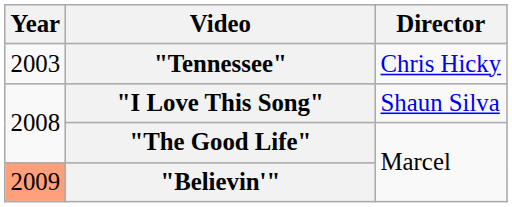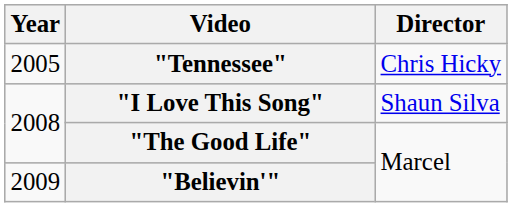(35, 63) 2003 -> (35, 63) 2005
(35, 181) lightsalmon background -> (35, 181) no background
